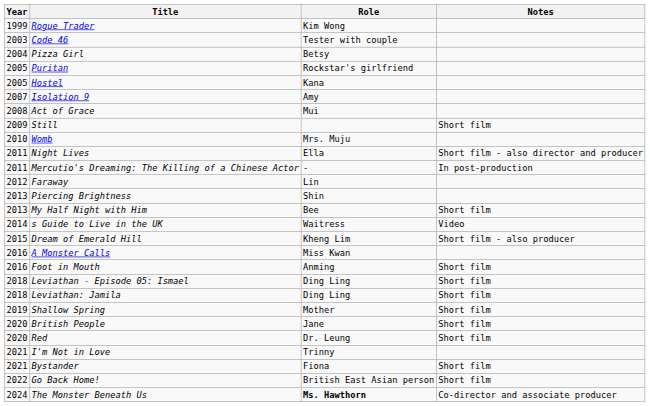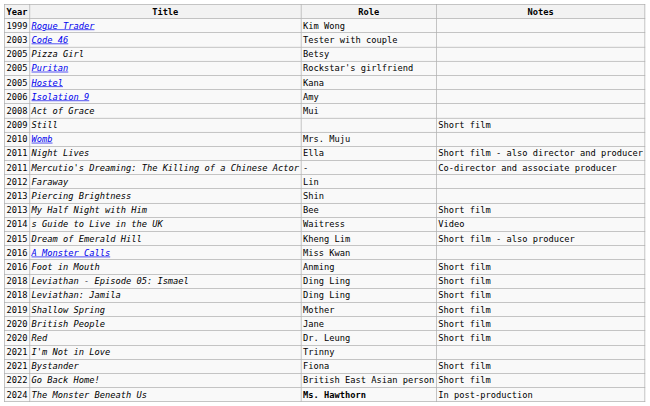(17, 54) 2004 -> (17, 54) 2005
(17, 97) 2007 -> (17, 97) 2006
(486, 168) In post-production -> (528, 168) Co-director and associate producer
(528, 395) Co-director and associate producer -> (486, 395) In post-production
